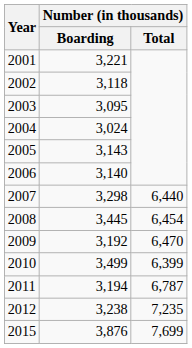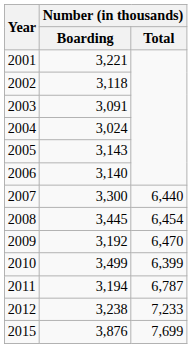(112, 106) 3,095 -> (112, 106) 3,091
(112, 196) 3,298 -> (112, 196) 3,300
(167, 309) 7,235 -> (167, 309) 7,233
